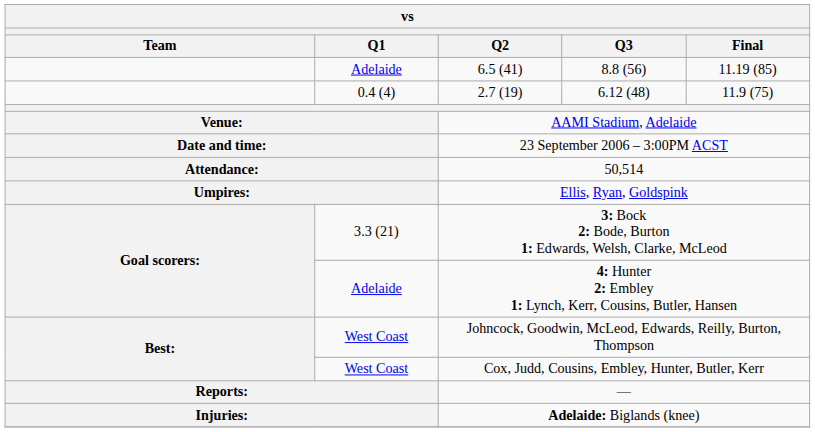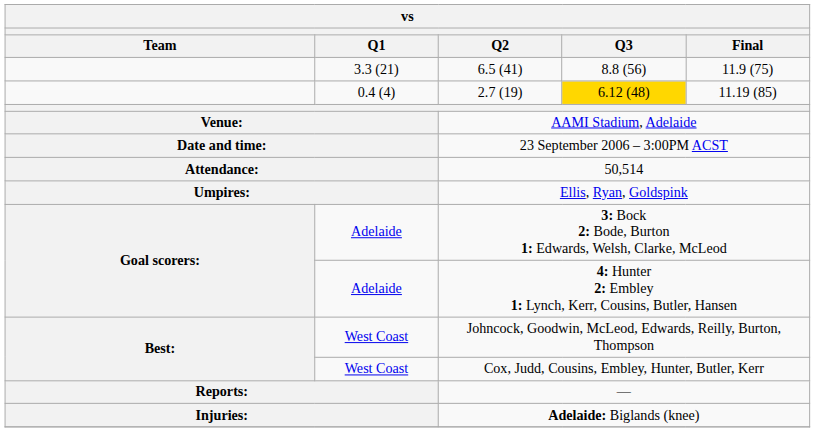(376, 69) Adelaide -> (376, 69) 3.3 (21)
(748, 69) 11.19 (85) -> (748, 69) 11.9 (75)
(624, 92) no background -> (624, 92) gold background
(748, 92) 11.9 (75) -> (748, 92) 11.19 (85)
(376, 232) 3.3 (21) -> (376, 232) Adelaide
